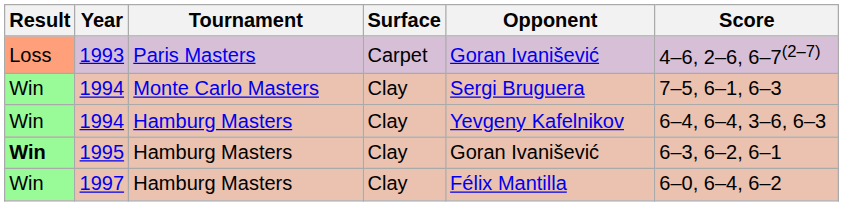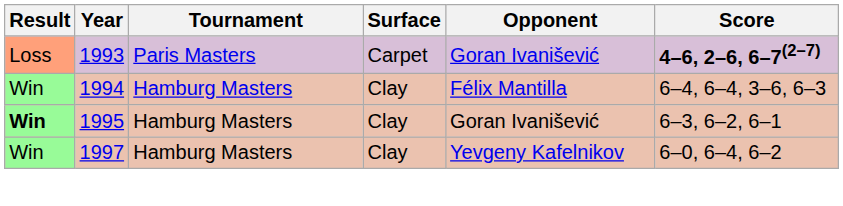(740, 54) normal -> (740, 54) bold
- row: (102, 89)
(537, 120) Yevgeny Kafelnikov -> (508, 89) Félix Mantilla
(508, 184) Félix Mantilla -> (537, 152) Yevgeny Kafelnikov
